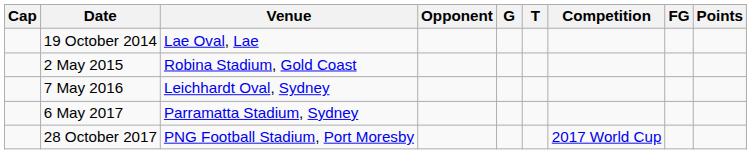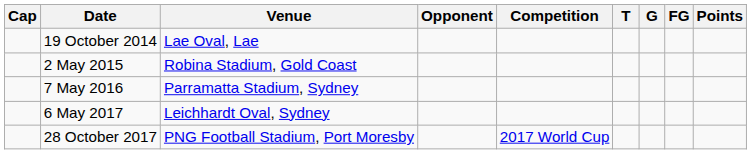columns swapped: (607, 16) <-> (509, 16)
(247, 88) Leichhardt Oval, Sydney -> (261, 88) Parramatta Stadium, Sydney
(261, 112) Parramatta Stadium, Sydney -> (247, 112) Leichhardt Oval, Sydney
